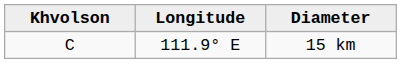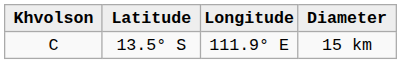+ column: (151, 18)
